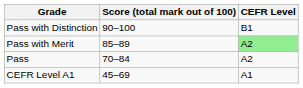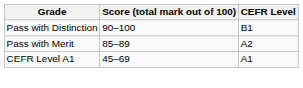(247, 43) lightgreen background -> (247, 43) no background
- row: (18, 59)
